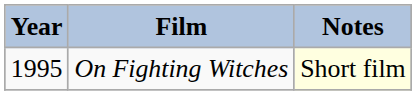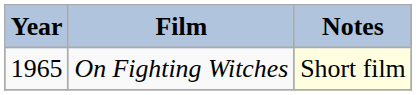(37, 68) 1995 -> (37, 68) 1965
